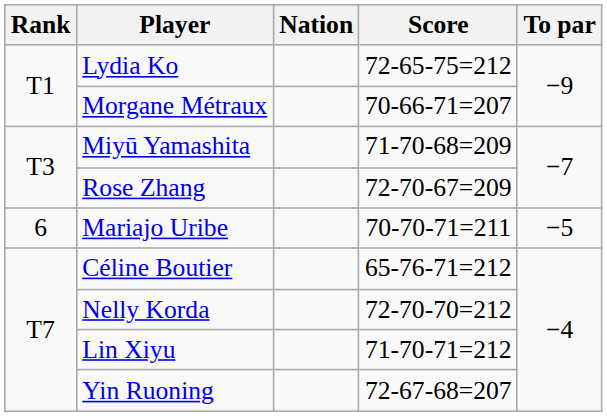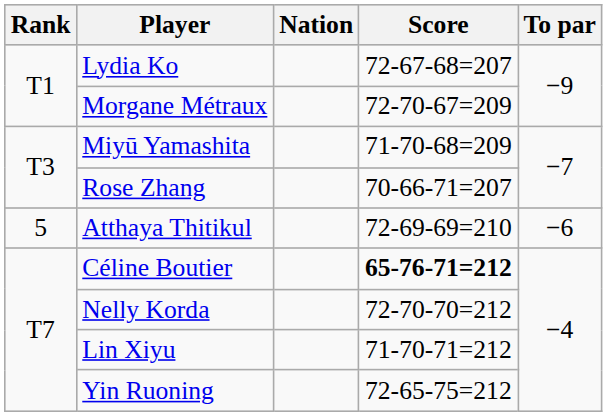(438, 65) 72-65-75=212 -> (438, 65) 72-67-68=207
(438, 106) 70-66-71=207 -> (438, 106) 72-70-67=209
(438, 187) 72-70-67=209 -> (438, 187) 70-66-71=207
+ row: (167, 227)
- row: (155, 227)
(438, 268) normal -> (438, 268) bold
(438, 390) 72-67-68=207 -> (438, 390) 72-65-75=212
